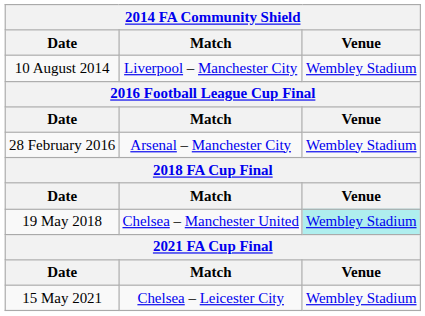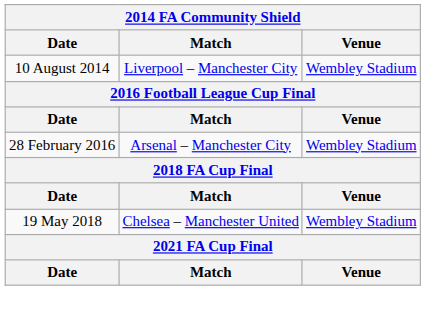(361, 221) paleturquoise background -> (361, 221) no background
- row: (62, 297)
